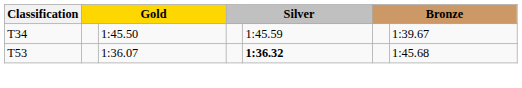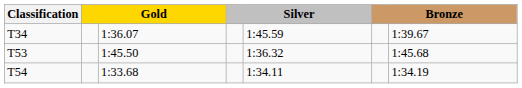(120, 33) 1:45.50 -> (120, 33) 1:36.07
(120, 53) 1:36.07 -> (120, 53) 1:45.50
(264, 53) bold -> (265, 53) normal
+ row: (17, 72)
